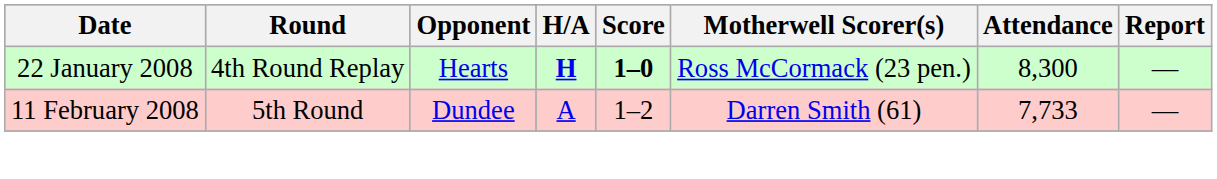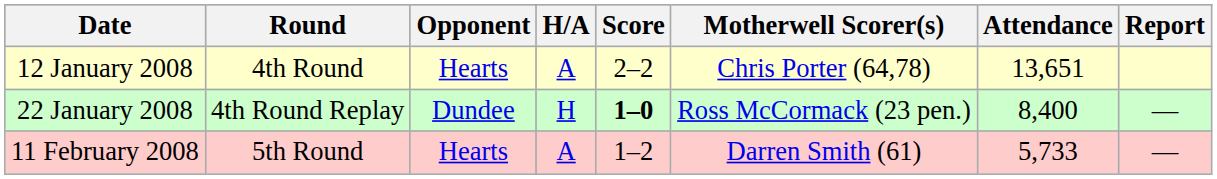+ row: (105, 67)
(473, 67) Hearts -> (473, 109) Dundee
(566, 67) bold -> (566, 109) normal
(1048, 67) 8,300 -> (1048, 109) 8,400
(473, 109) Dundee -> (473, 151) Hearts
(1048, 109) 7,733 -> (1048, 151) 5,733
